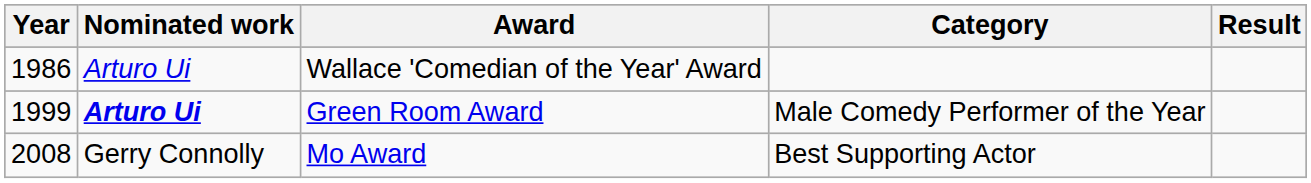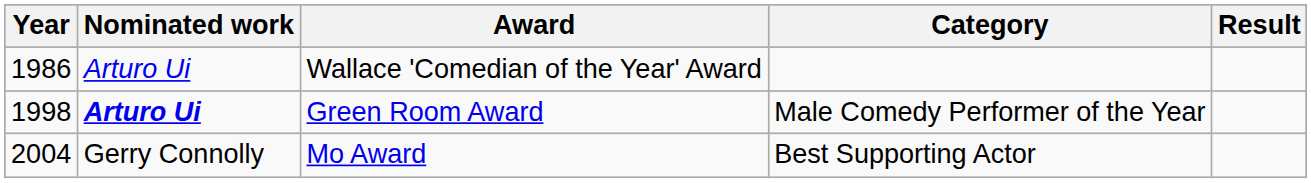(41, 111) 1999 -> (41, 111) 1998
(41, 154) 2008 -> (41, 154) 2004
